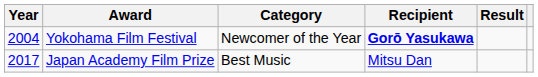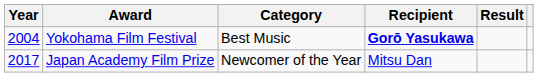(291, 38) Newcomer of the Year -> (256, 38) Best Music
(256, 60) Best Music -> (291, 60) Newcomer of the Year
